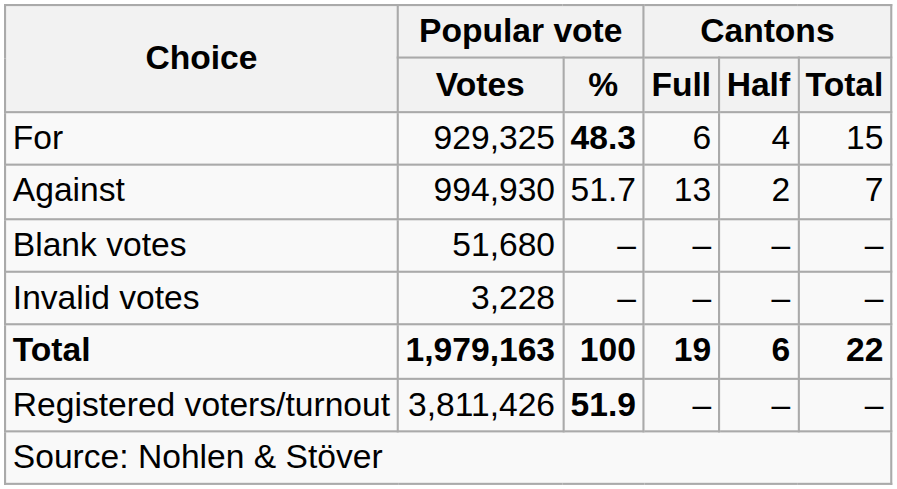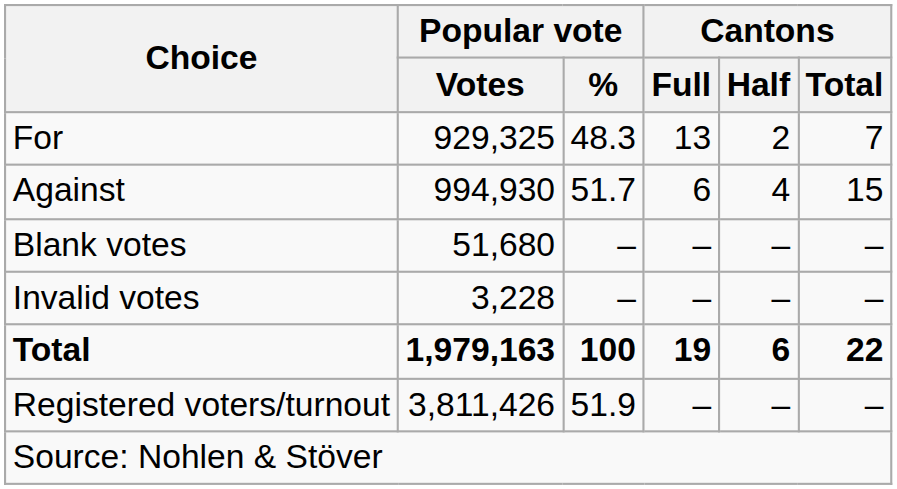(603, 137) bold -> (603, 137) normal
(702, 137) 6 -> (692, 137) 13
(781, 137) 4 -> (781, 137) 2
(865, 137) 15 -> (874, 137) 7
(692, 191) 13 -> (702, 191) 6
(781, 191) 2 -> (781, 191) 4
(874, 191) 7 -> (865, 191) 15
(603, 404) bold -> (603, 404) normal
